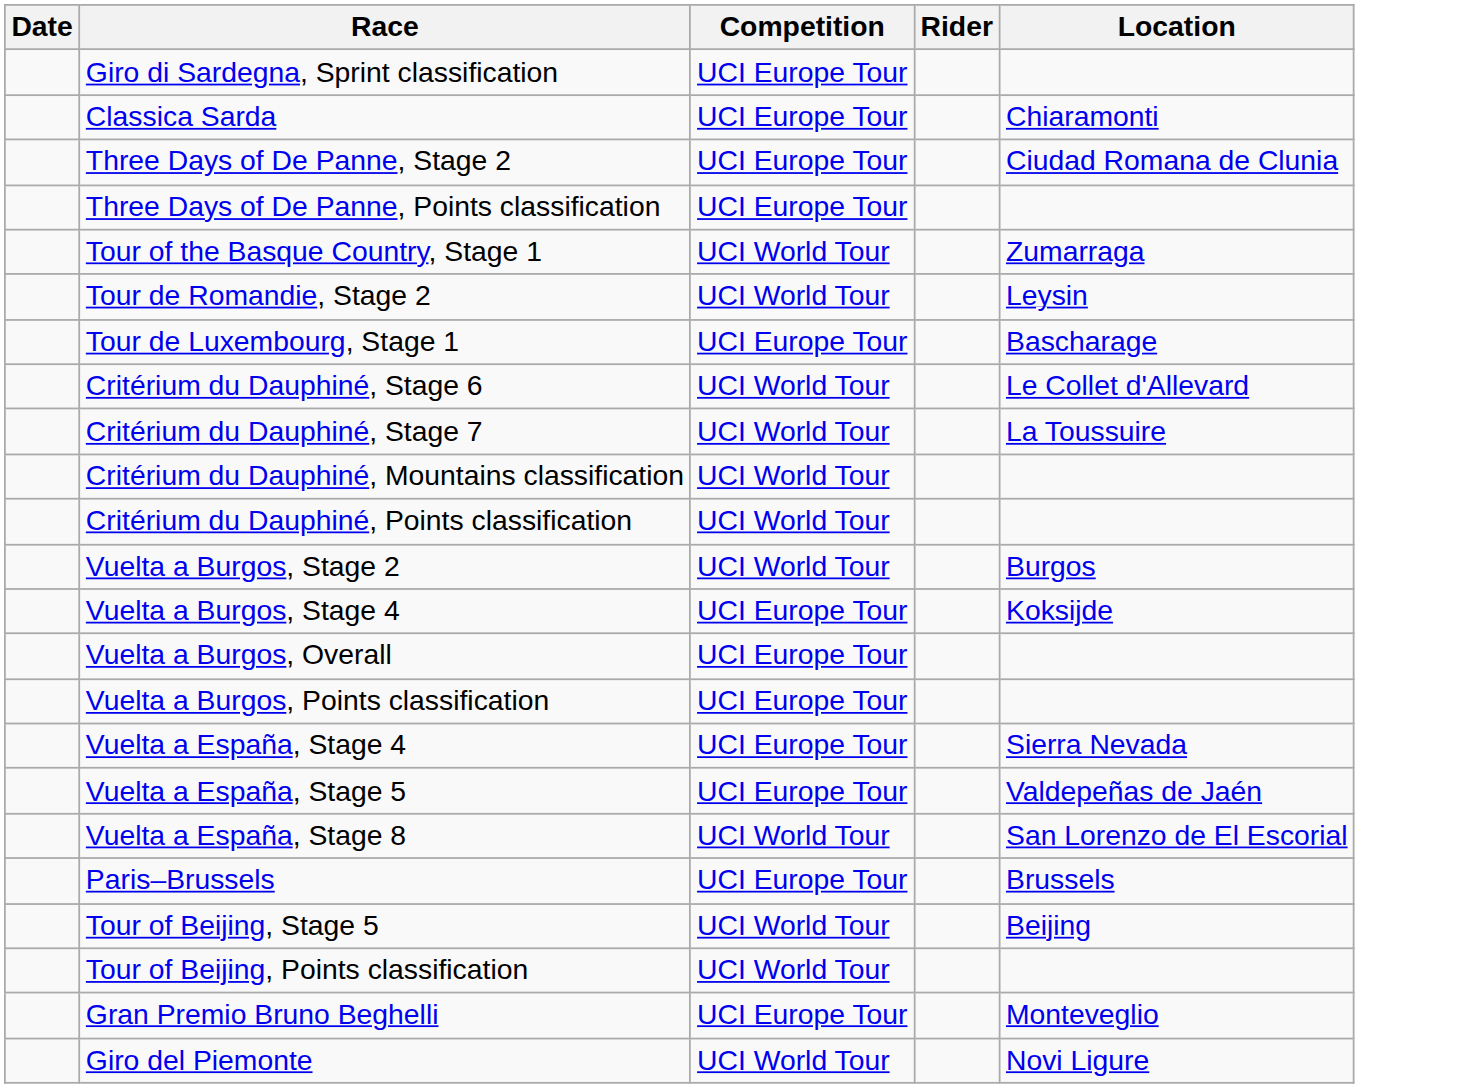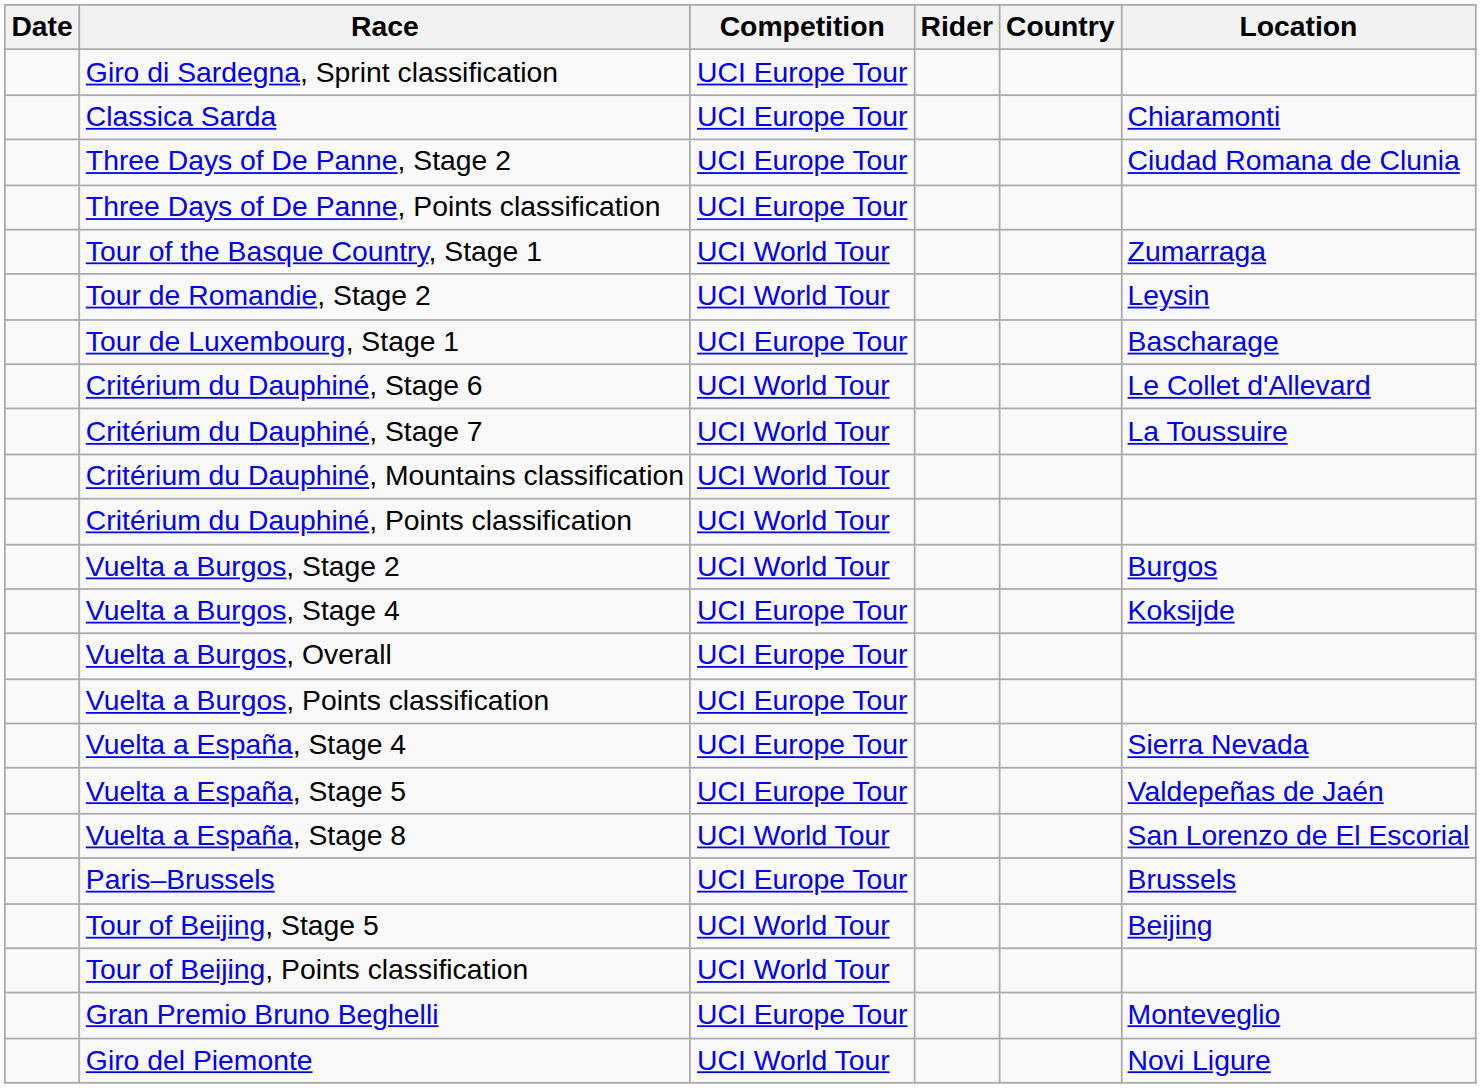+ column: (1060, 26)
